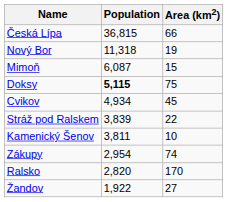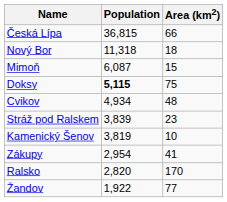(171, 50) 19 -> (171, 50) 18
(171, 102) 45 -> (171, 102) 48
(171, 119) 22 -> (171, 119) 23
(117, 136) 3,811 -> (117, 136) 3,819
(171, 154) 74 -> (171, 154) 41
(171, 188) 27 -> (171, 188) 77
